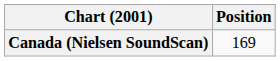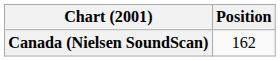(244, 42) 169 -> (244, 42) 162
